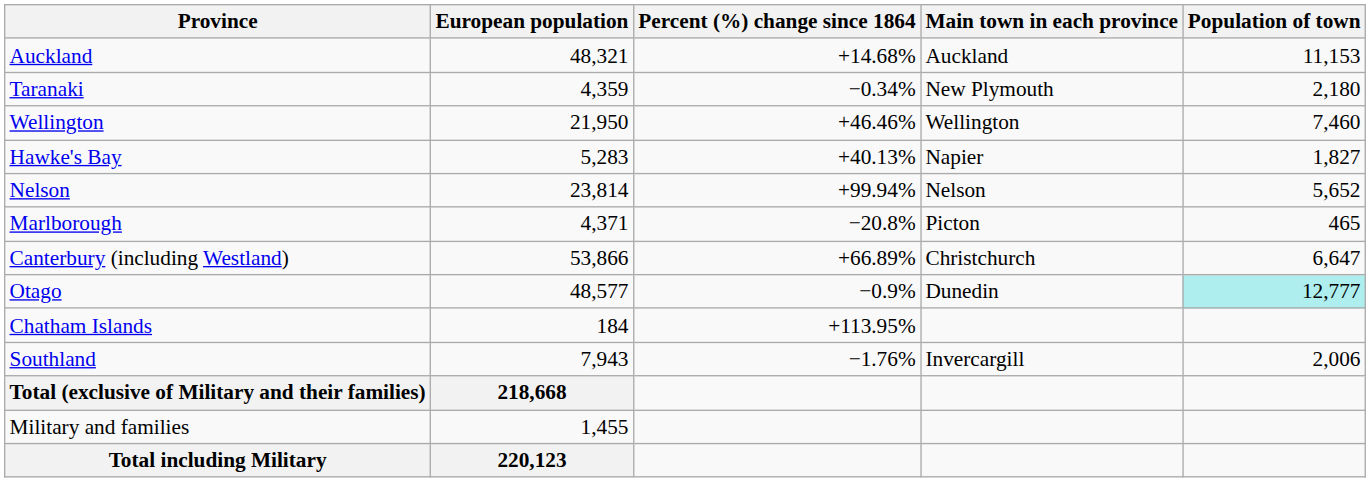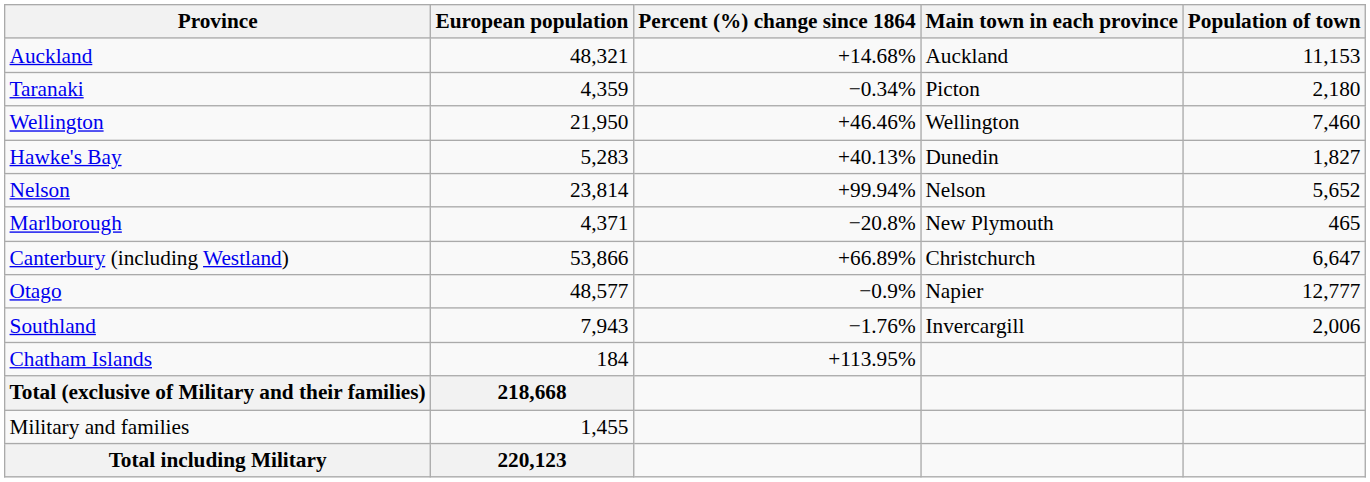(990, 88) New Plymouth -> (953, 88) Picton
(954, 156) Napier -> (962, 156) Dunedin
(953, 223) Picton -> (990, 223) New Plymouth
(962, 291) Dunedin -> (954, 291) Napier
(1331, 291) paleturquoise background -> (1331, 291) no background
rows swapped: (53, 358) <-> (81, 325)
